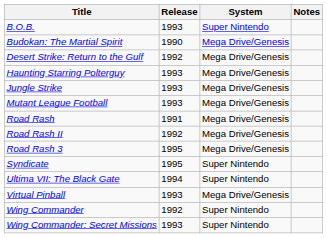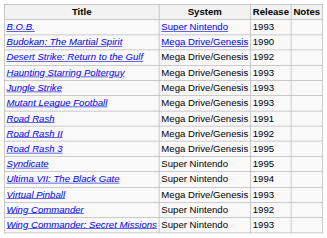columns swapped: (179, 12) <-> (246, 12)
